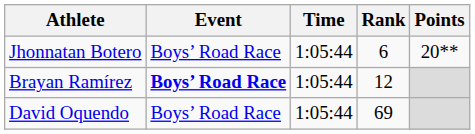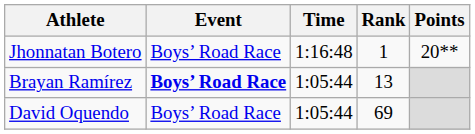(324, 51) 1:05:44 -> (324, 51) 1:16:48
(384, 51) 6 -> (384, 51) 1
(384, 82) 12 -> (384, 82) 13
